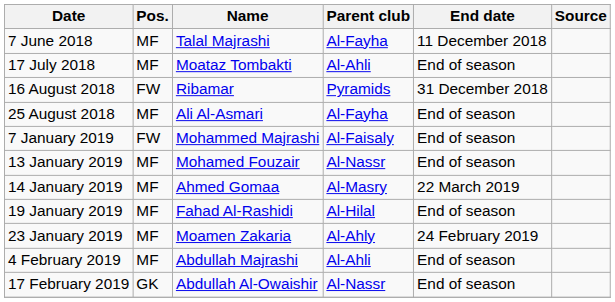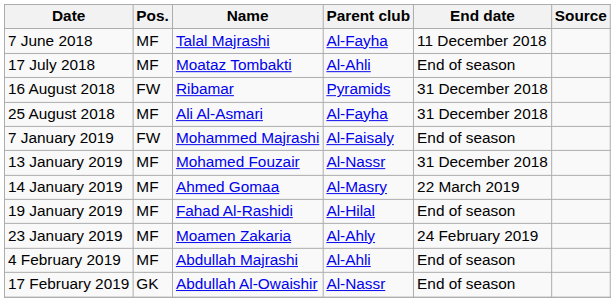(466, 114) End of season -> (482, 114) 31 December 2018
(466, 162) End of season -> (482, 162) 31 December 2018
